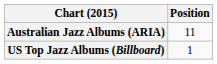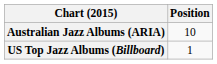(190, 31) 11 -> (190, 31) 10
